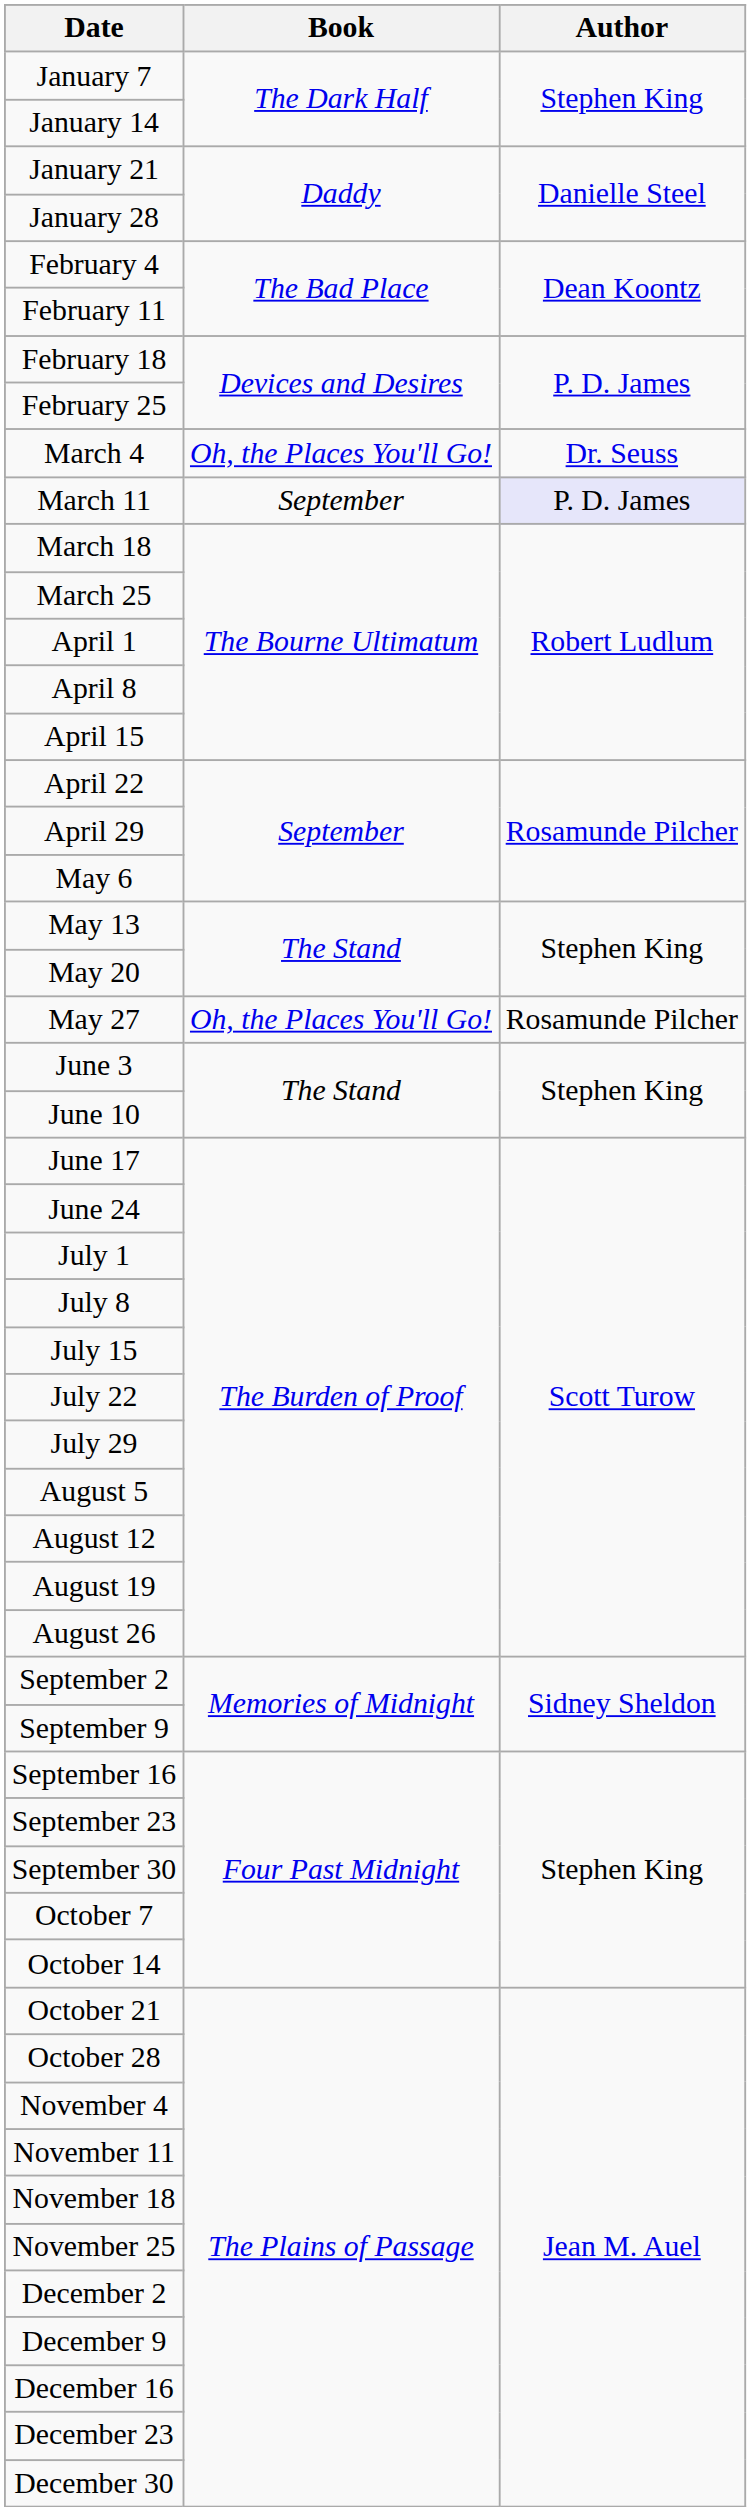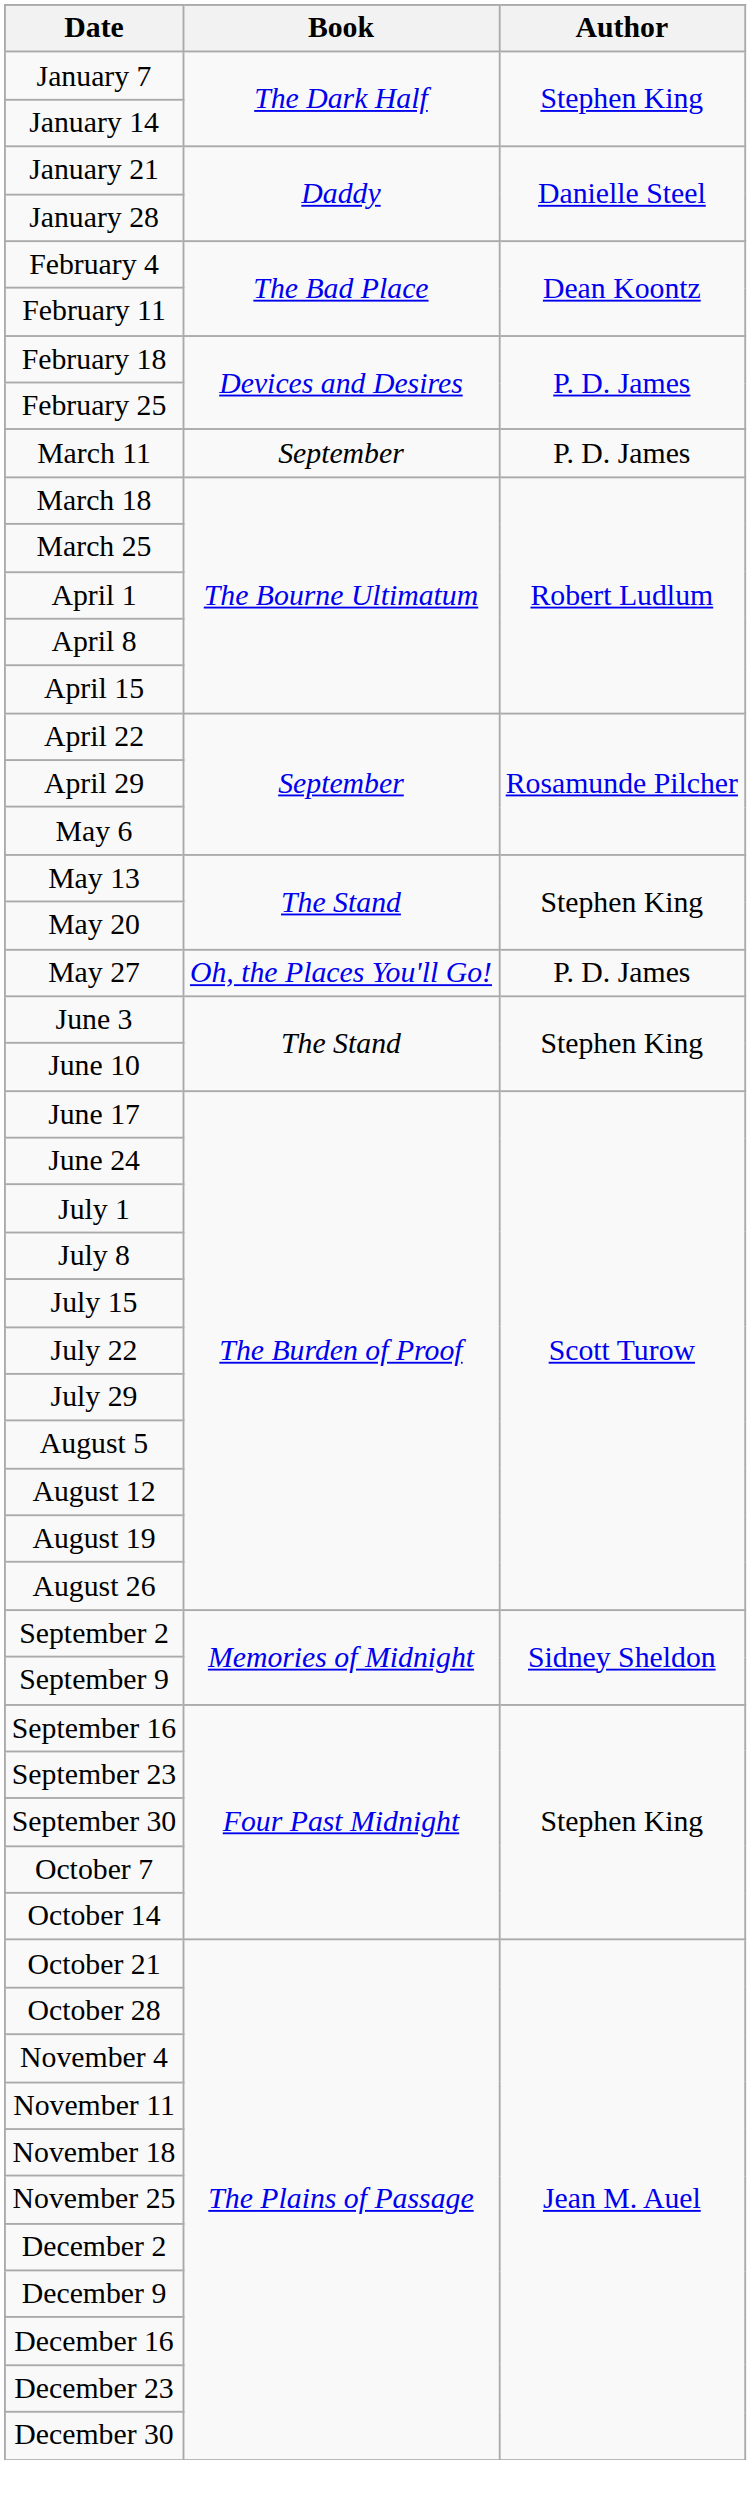- row: (94, 452)
(622, 500) lavender background -> (622, 452) no background
(622, 1019) Rosamunde Pilcher -> (622, 972) P. D. James
